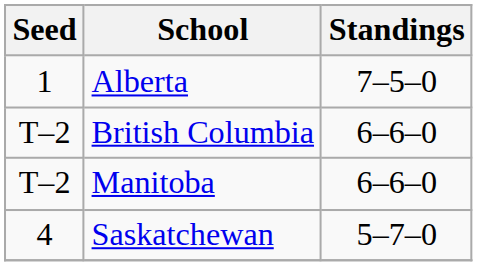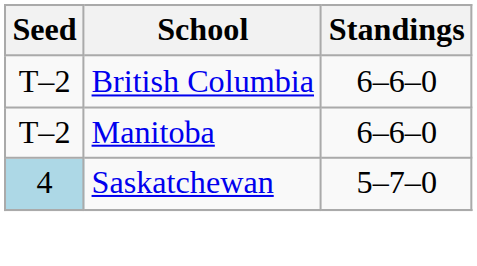- row: (140, 81)
(45, 234) no background -> (45, 183) lightblue background
